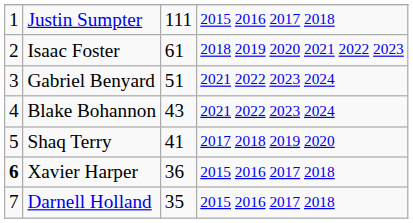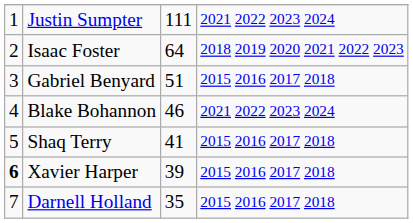(267, 19) 2015 2016 2017 2018 -> (267, 19) 2021 2022 2023 2024
(174, 50) 61 -> (174, 50) 64
(267, 80) 2021 2022 2023 2024 -> (267, 80) 2015 2016 2017 2018
(174, 111) 43 -> (174, 111) 46
(267, 141) 2017 2018 2019 2020 -> (267, 141) 2015 2016 2017 2018
(174, 171) 36 -> (174, 171) 39
